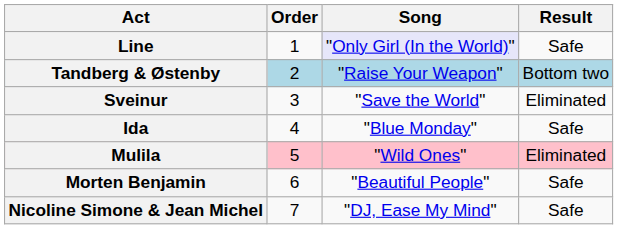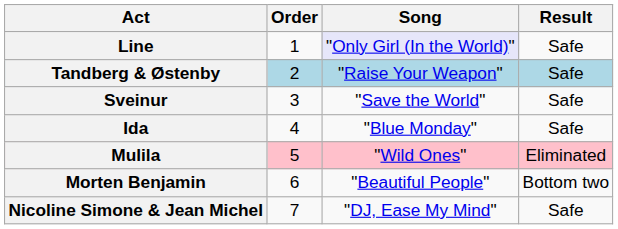(566, 73) Bottom two -> (566, 73) Safe
(566, 100) Eliminated -> (566, 100) Safe
(566, 182) Safe -> (566, 182) Bottom two
